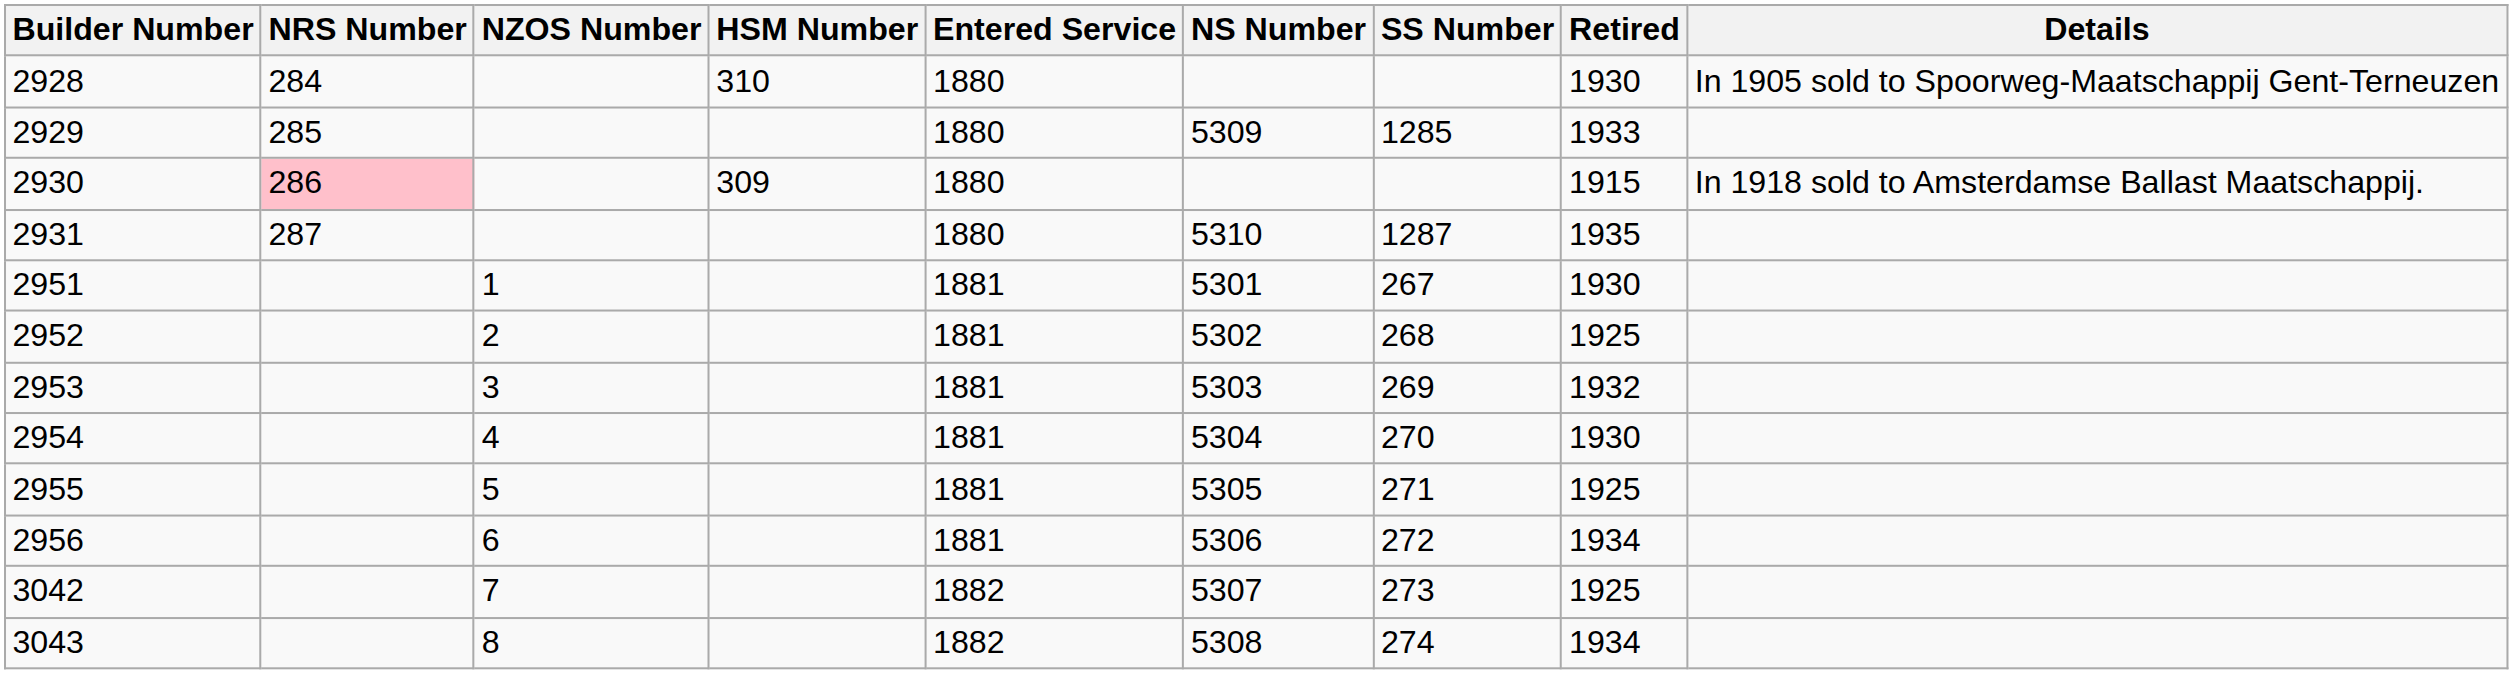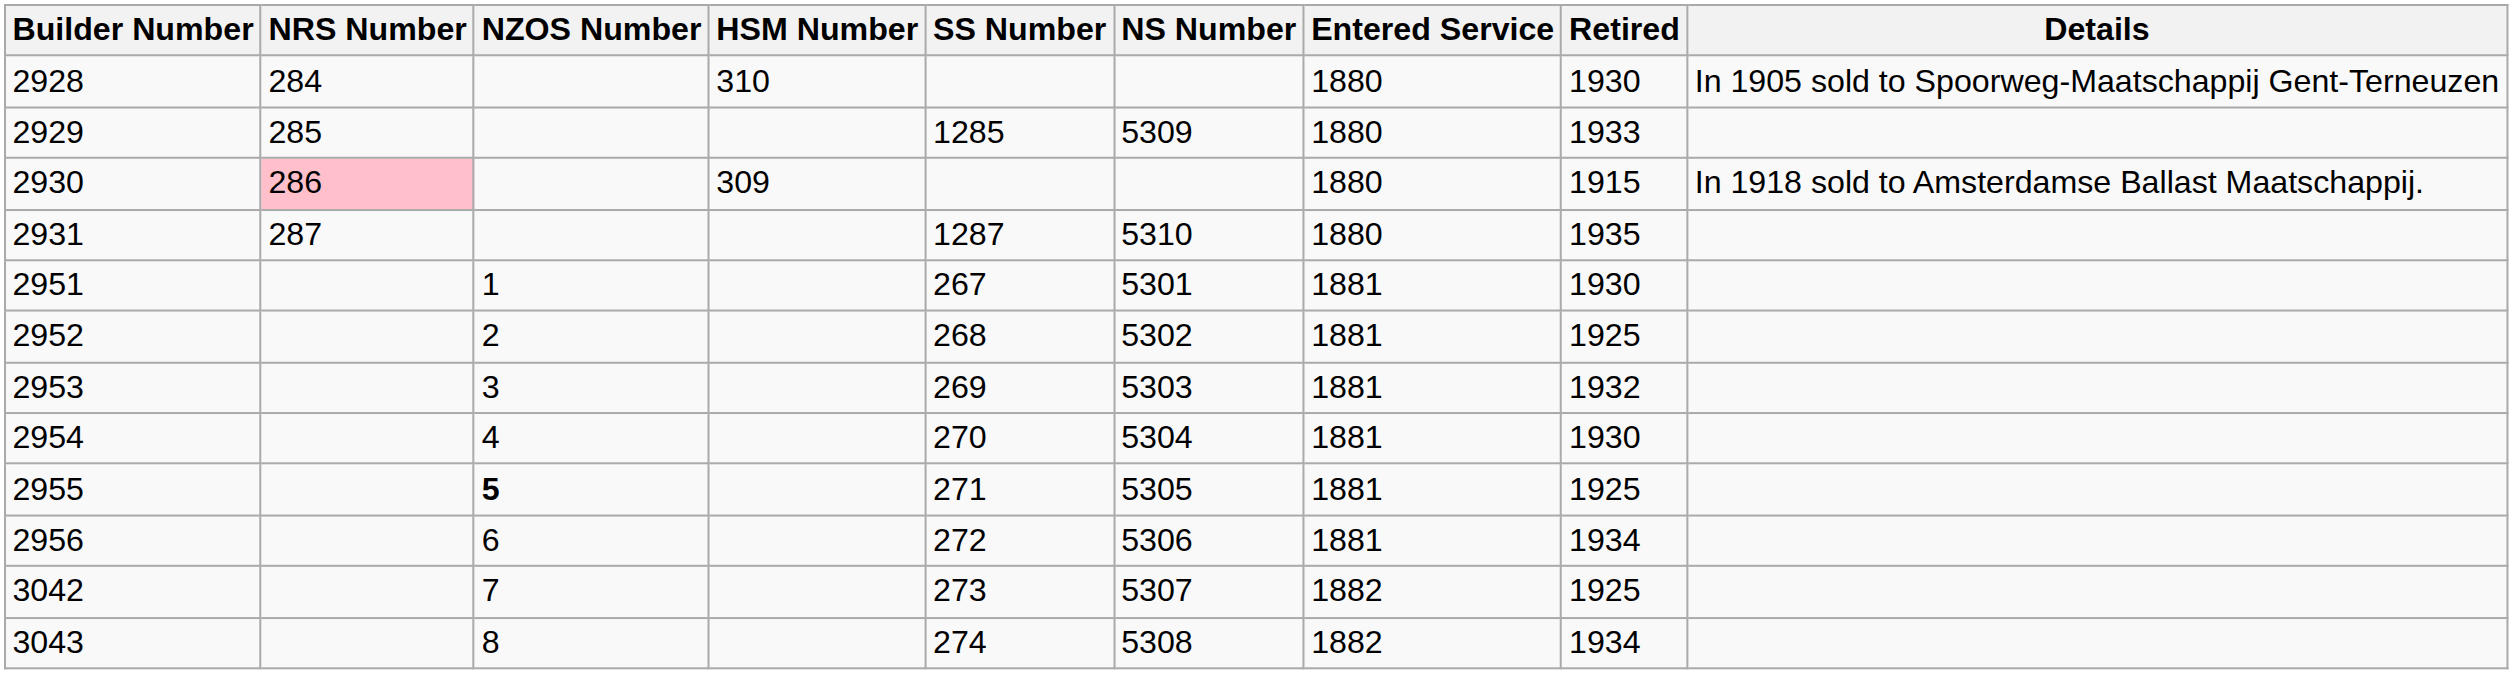columns swapped: (1468, 30) <-> (1055, 30)
(491, 489) normal -> (491, 489) bold
